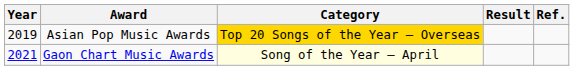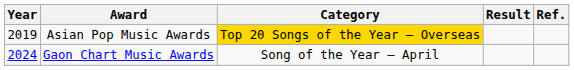(22, 55) 2021 -> (22, 55) 2024
(350, 55) lightyellow background -> (350, 55) no background
